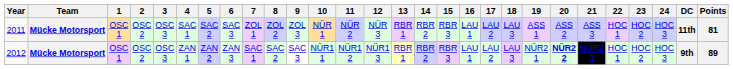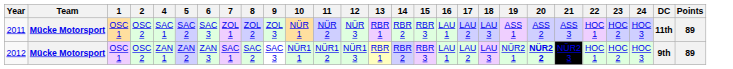- column: (165, 11)
(713, 29) 81 -> (690, 29) 89
